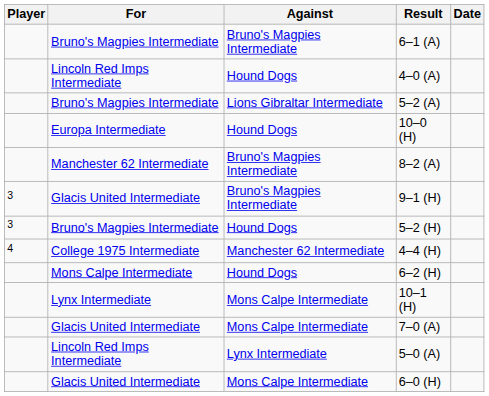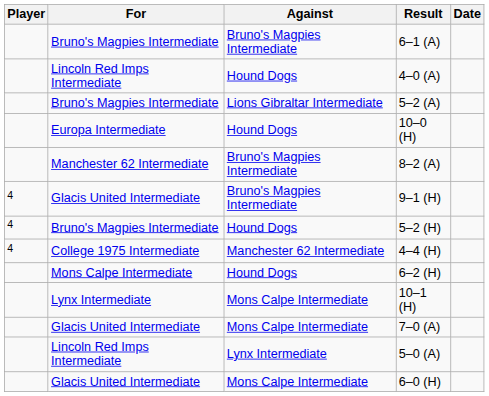(10, 196) 3 -> (10, 196) 4
(10, 225) 3 -> (10, 225) 4
